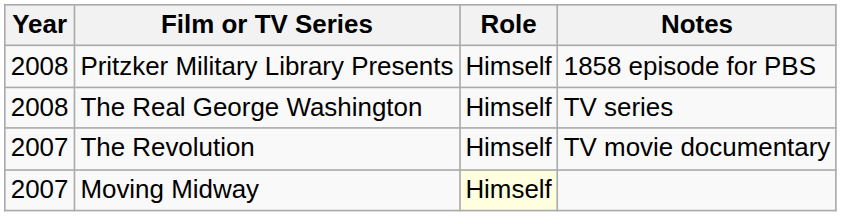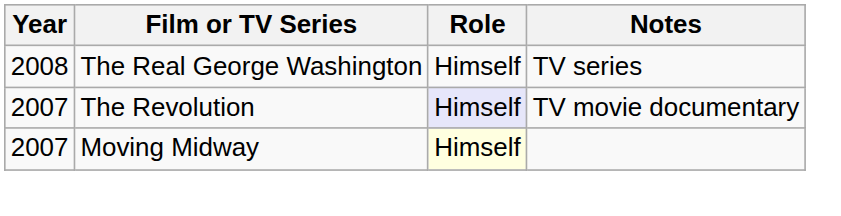- row: (267, 66)
(509, 148) no background -> (477, 107) lavender background
